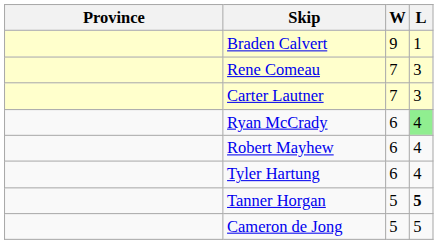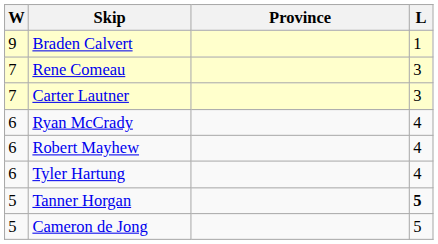columns swapped: (114, 17) <-> (397, 17)
(417, 122) lightgreen background -> (417, 122) no background
